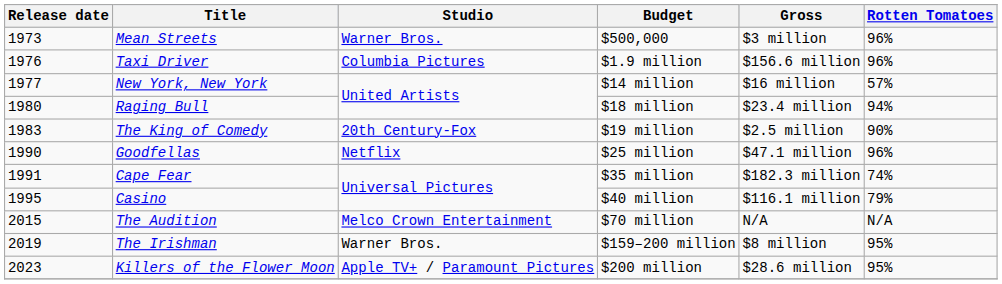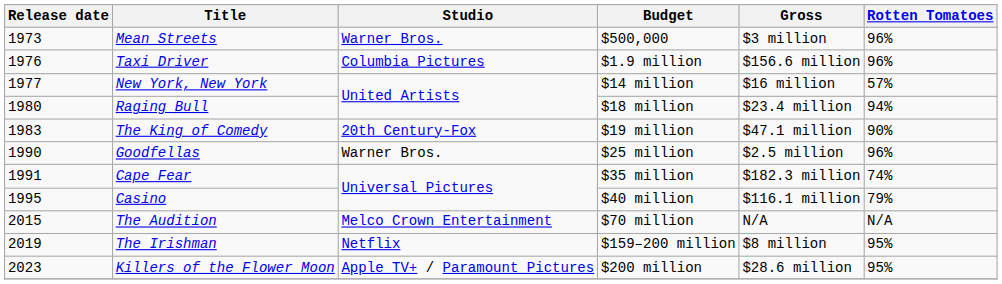(793, 130) $2.5 million -> (797, 130) $47.1 million
(371, 153) Netflix -> (392, 153) Warner Bros.
(797, 153) $47.1 million -> (793, 153) $2.5 million
(392, 245) Warner Bros. -> (371, 245) Netflix
